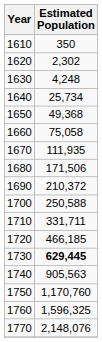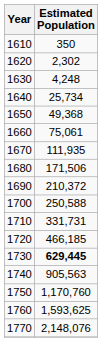(66, 132) 75,058 -> (66, 132) 75,061
(66, 221) 331,711 -> (66, 221) 331,731
(66, 310) 1,596,325 -> (66, 310) 1,593,625
